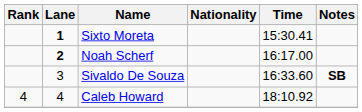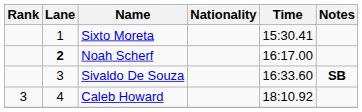(60, 35) bold -> (60, 35) normal
(23, 96) 4 -> (23, 96) 3
